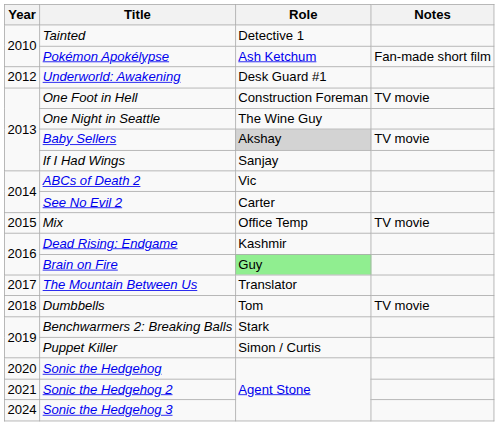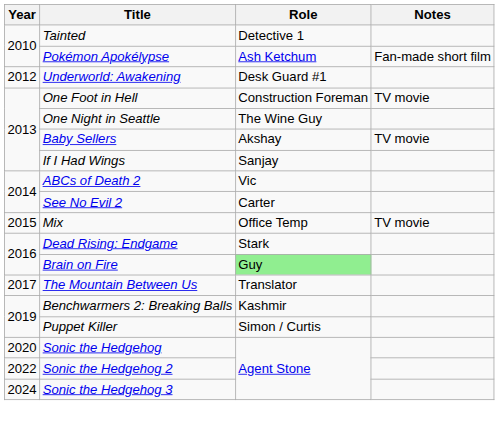(260, 139) lightgrey background -> (260, 139) no background
(262, 243) Kashmir -> (254, 243) Stark
- row: (74, 306)
(254, 327) Stark -> (262, 306) Kashmir
(22, 389) 2021 -> (22, 368) 2022
